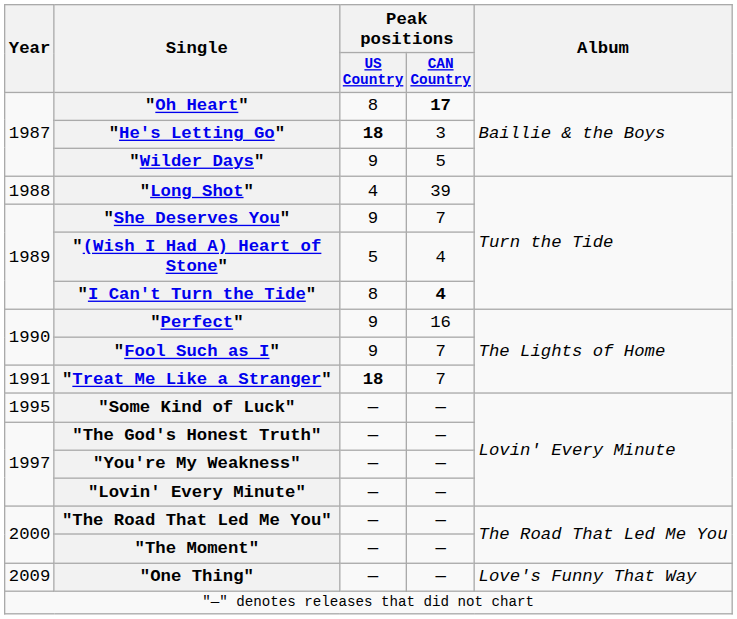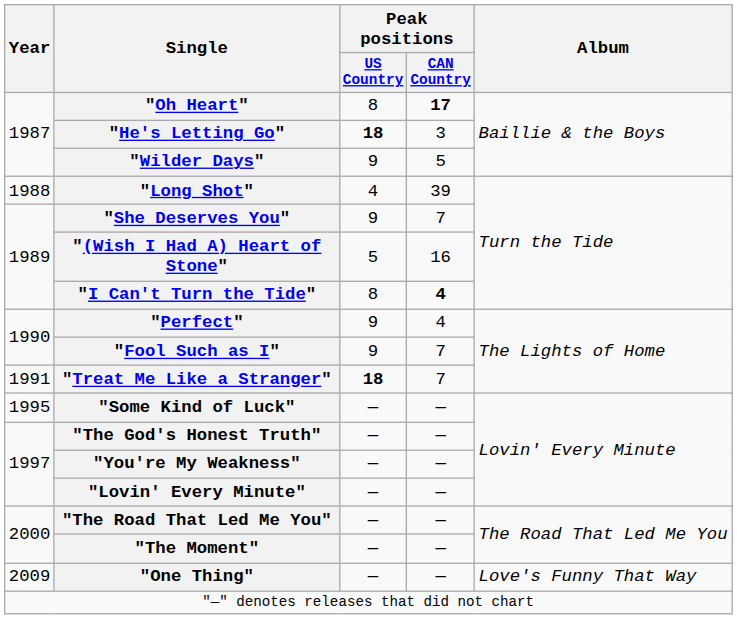(441, 257) 4 -> (441, 257) 16
(441, 323) 16 -> (441, 323) 4
